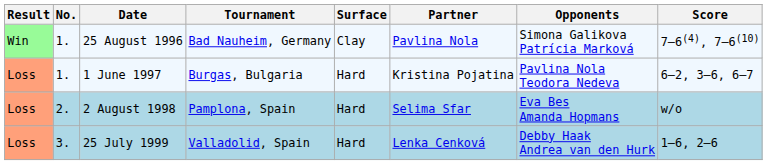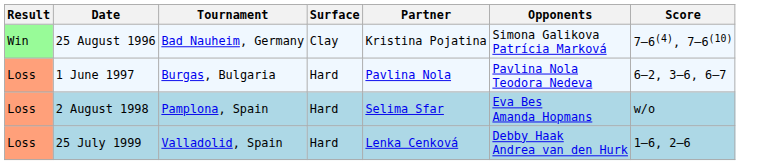- column: (67, 14)
(435, 41) Pavlina Nola -> (426, 41) Kristina Pojatina
(453, 75) Kristina Pojatina -> (408, 75) Pavlina Nola
